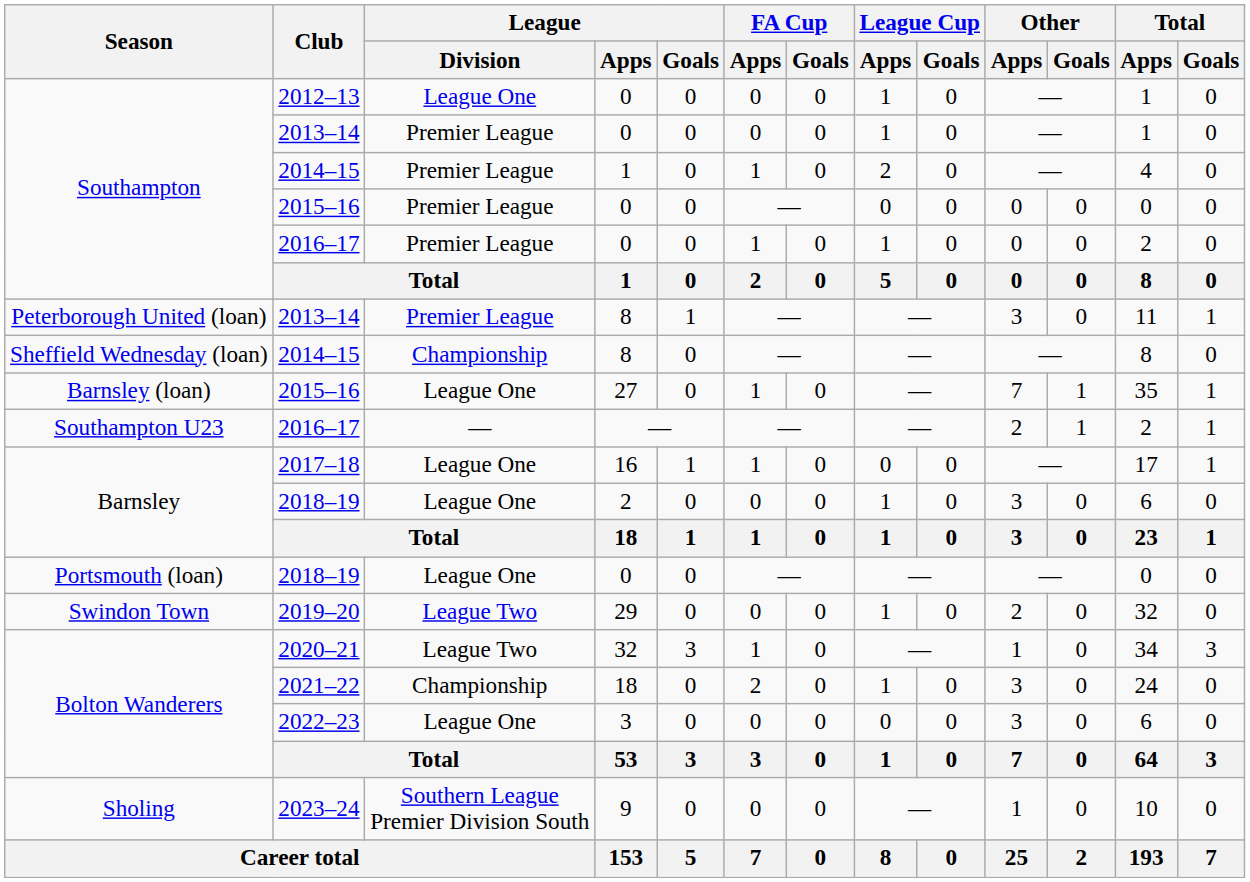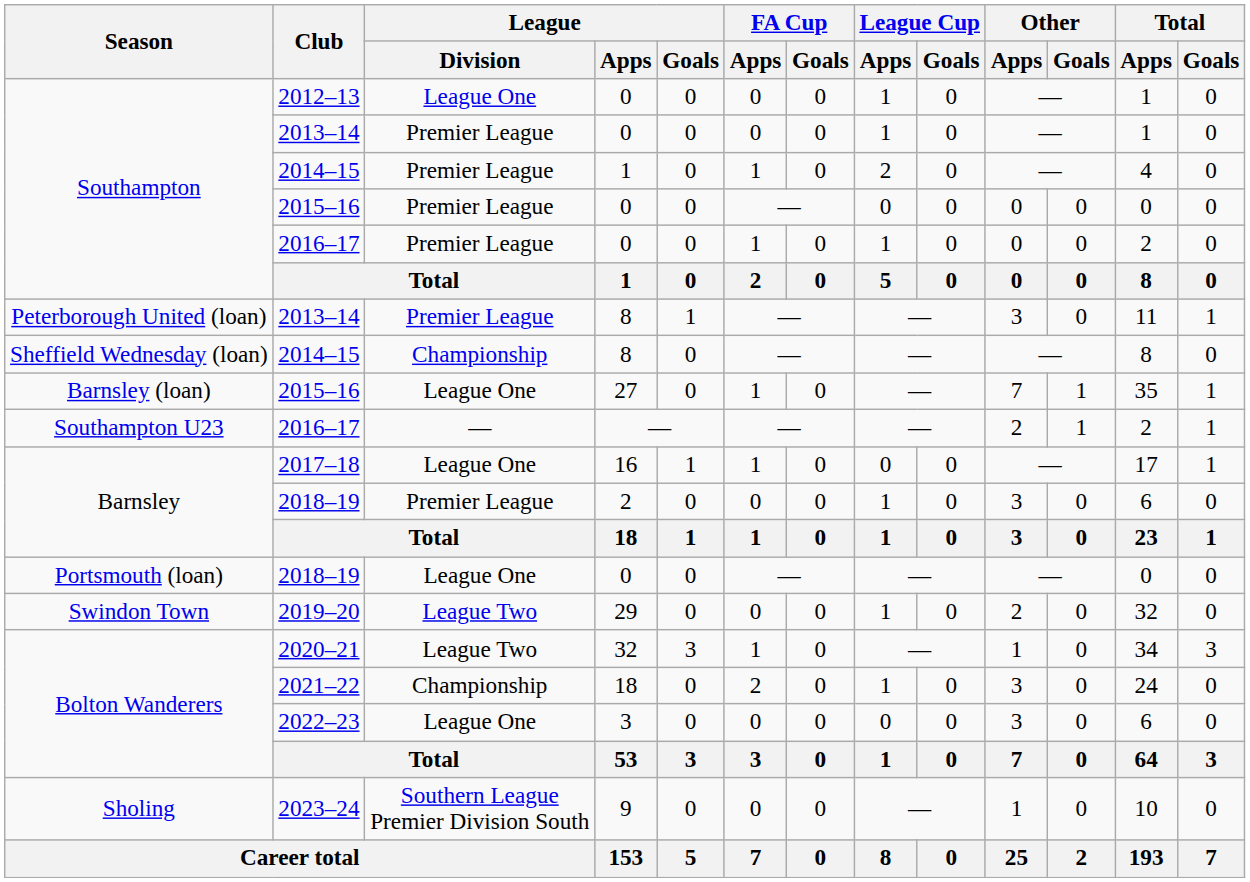(480, 501) League One -> (480, 501) Premier League
